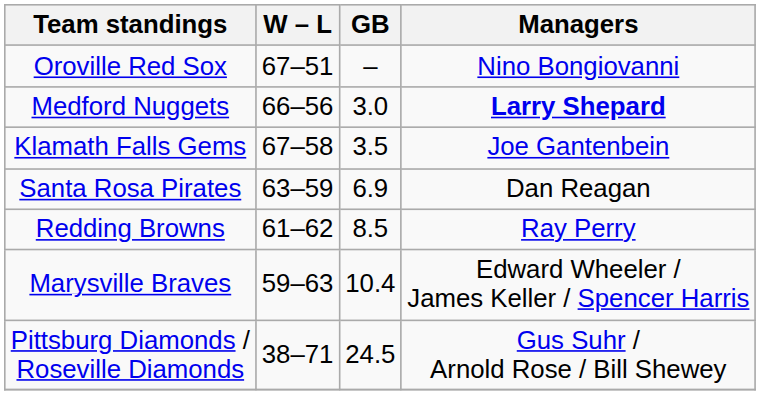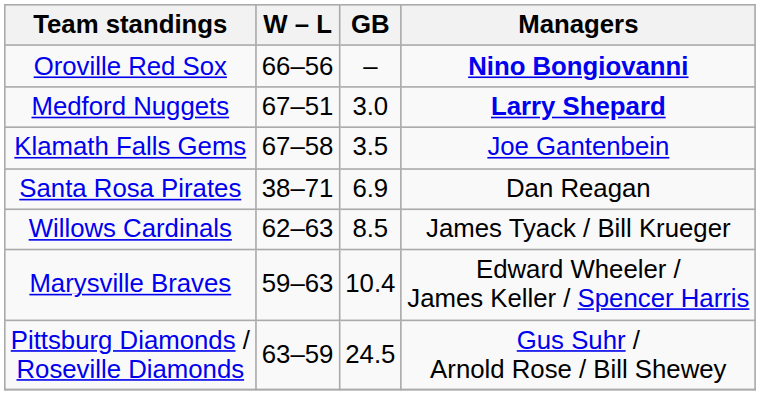(298, 65) 67–51 -> (298, 65) 66–56
(578, 65) normal -> (578, 65) bold
(298, 106) 66–56 -> (298, 106) 67–51
(298, 188) 63–59 -> (298, 188) 38–71
+ row: (130, 229)
- row: (130, 229)
(298, 354) 38–71 -> (298, 354) 63–59
